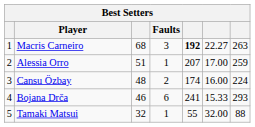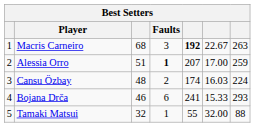(216, 47) 22.27 -> (216, 47) 22.67
(166, 63) normal -> (166, 63) bold
(216, 80) 16.00 -> (216, 80) 16.03
